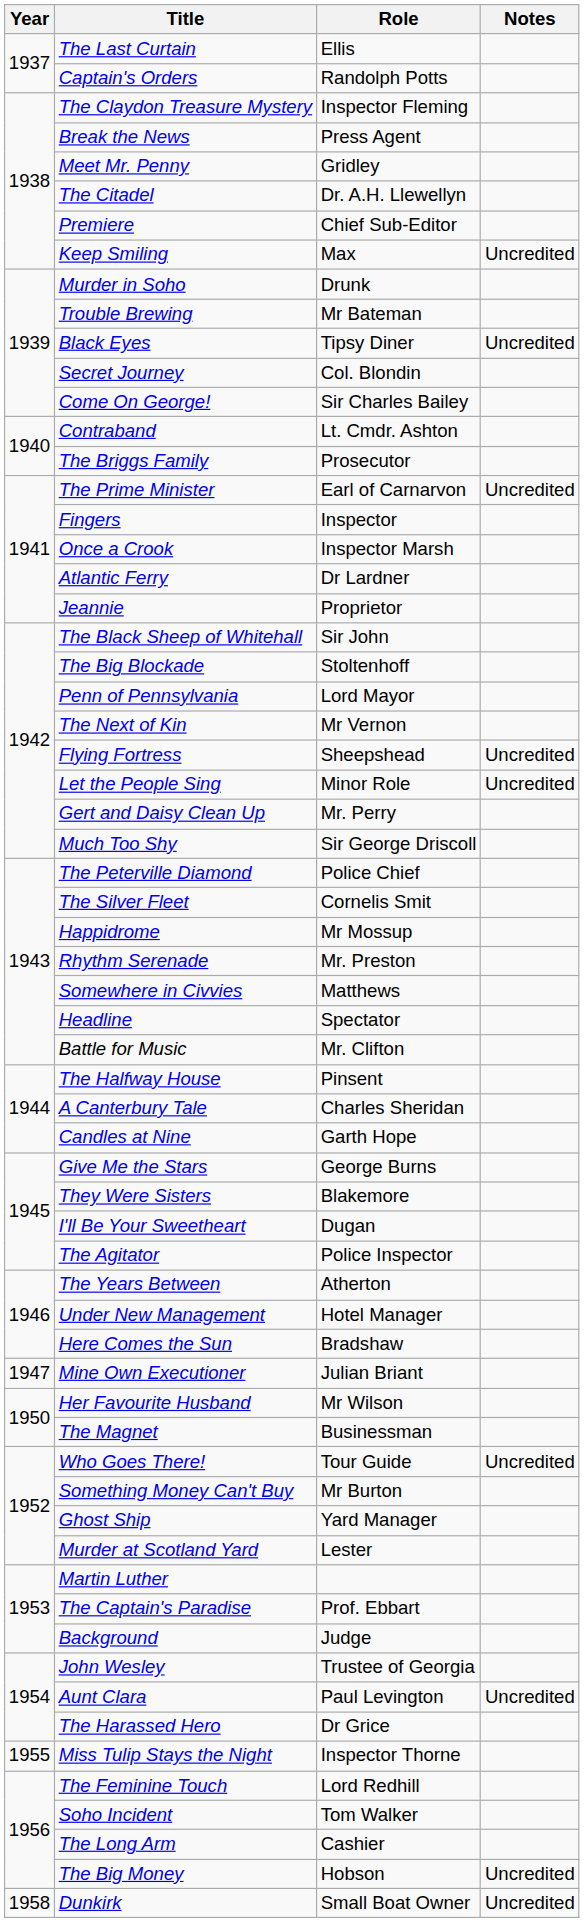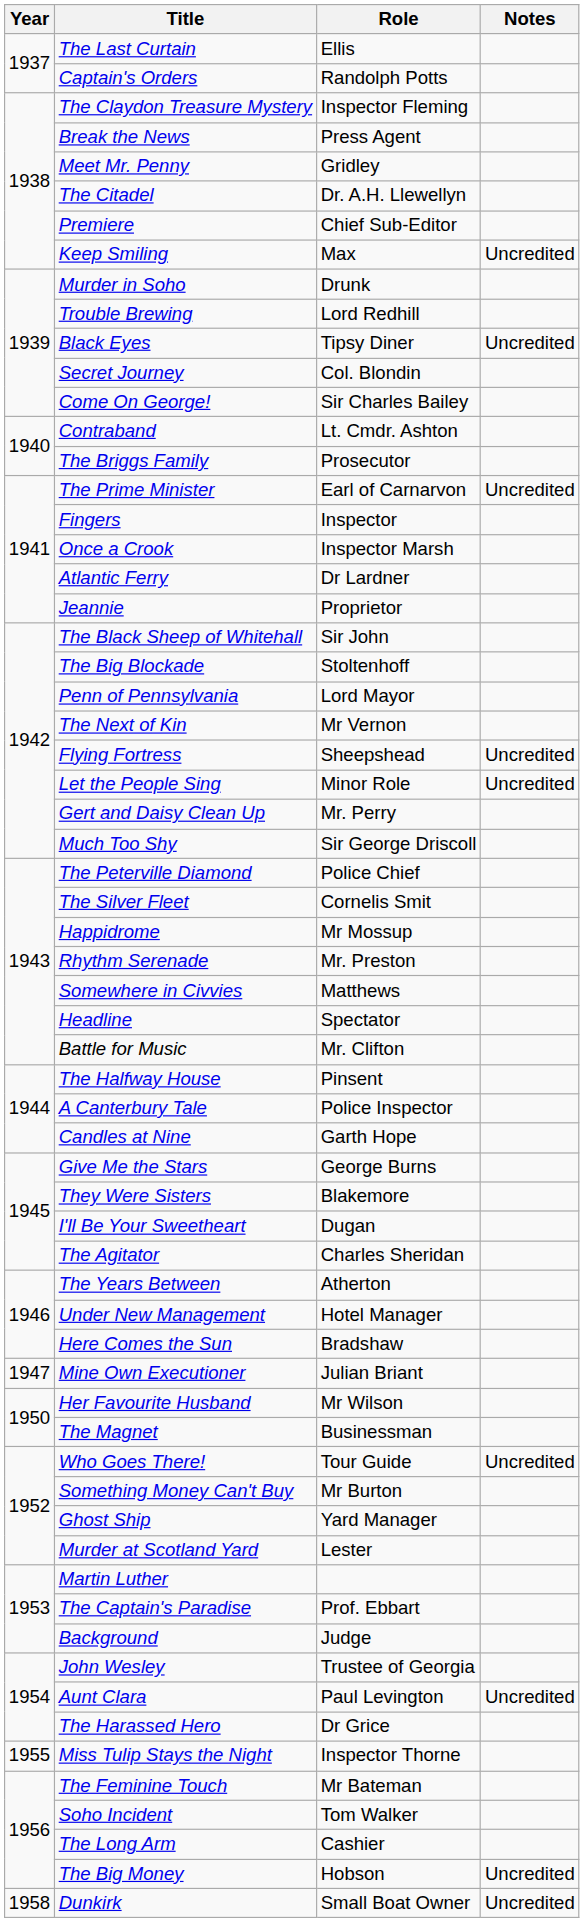(371, 313) Mr Bateman -> (370, 313) Lord Redhill
(392, 1108) Charles Sheridan -> (387, 1108) Police Inspector
(387, 1255) Police Inspector -> (392, 1255) Charles Sheridan
(370, 1785) Lord Redhill -> (371, 1785) Mr Bateman
